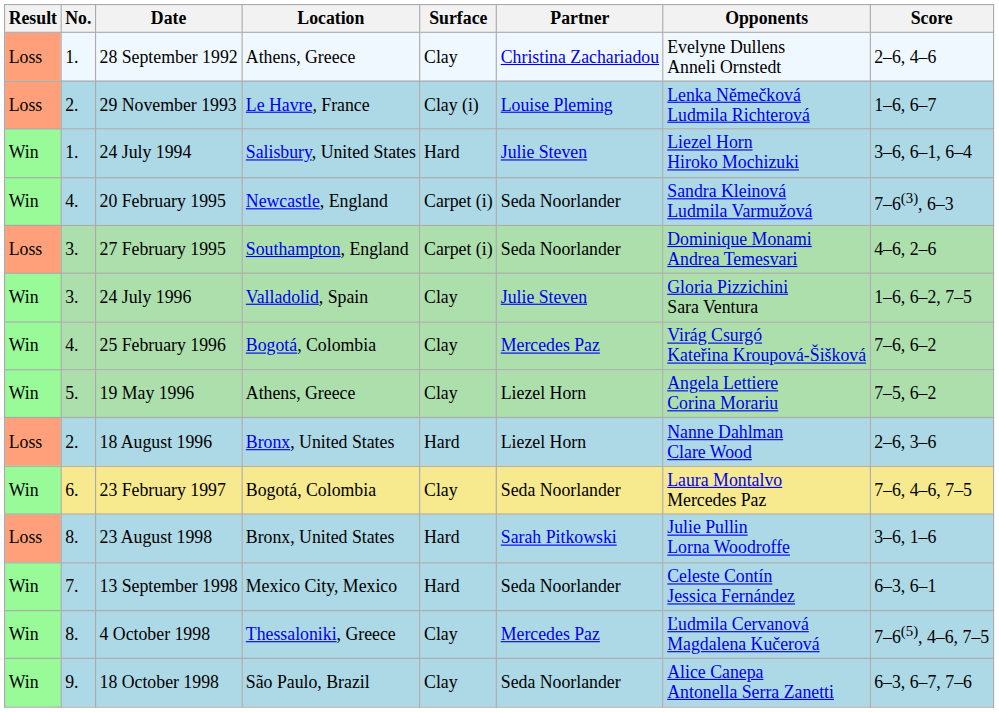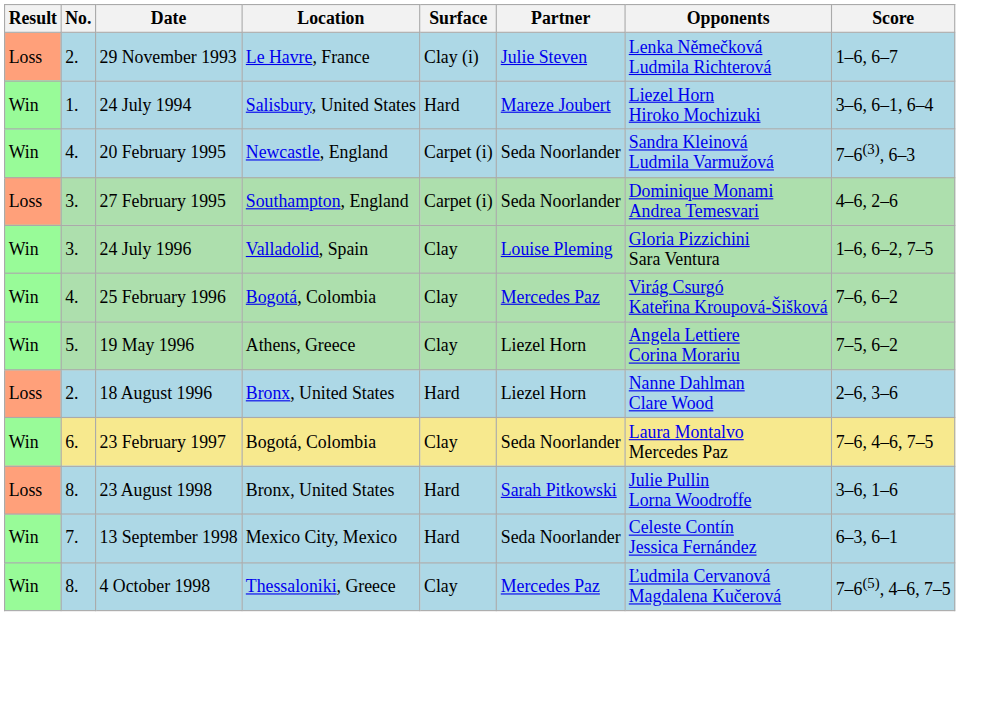- row: (169, 56)
(557, 104) Louise Pleming -> (544, 56) Julie Steven
(544, 153) Julie Steven -> (556, 104) Mareze Joubert
(544, 297) Julie Steven -> (557, 249) Louise Pleming
- row: (159, 682)
